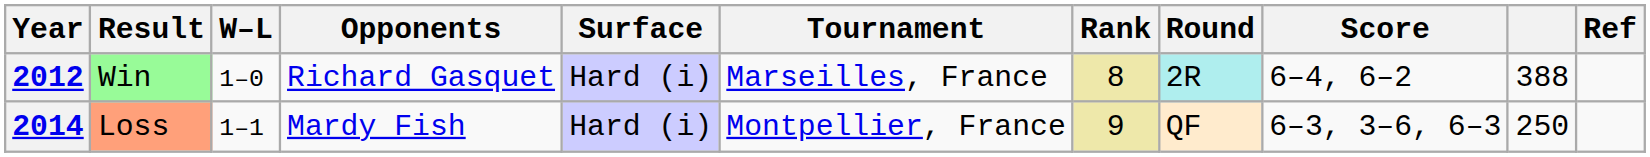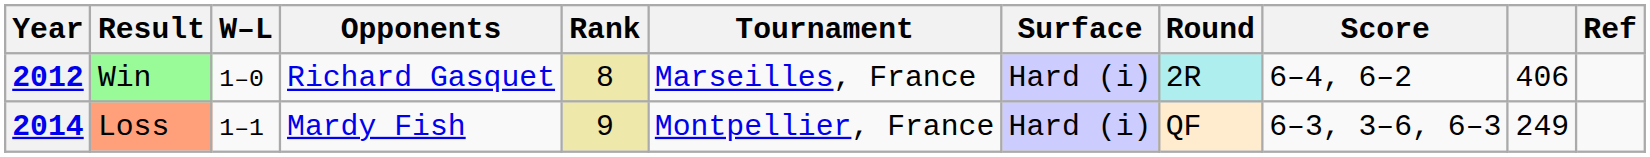columns swapped: (1116, 29) <-> (641, 29)
(1542, 78) 388 -> (1542, 78) 406
(1542, 126) 250 -> (1542, 126) 249
